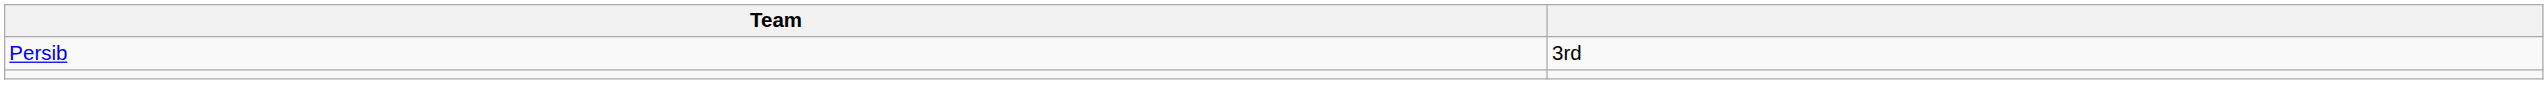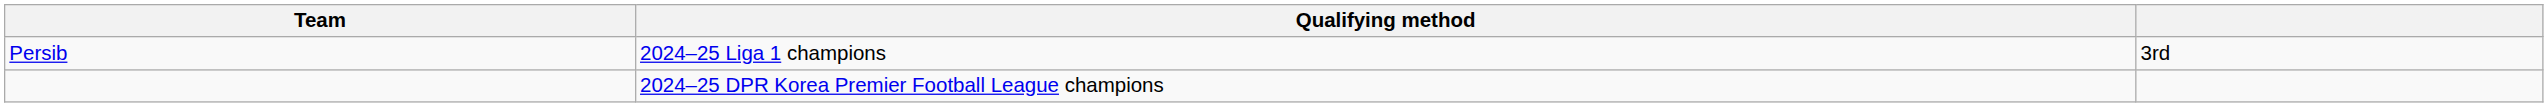+ column: (1386, 20)
